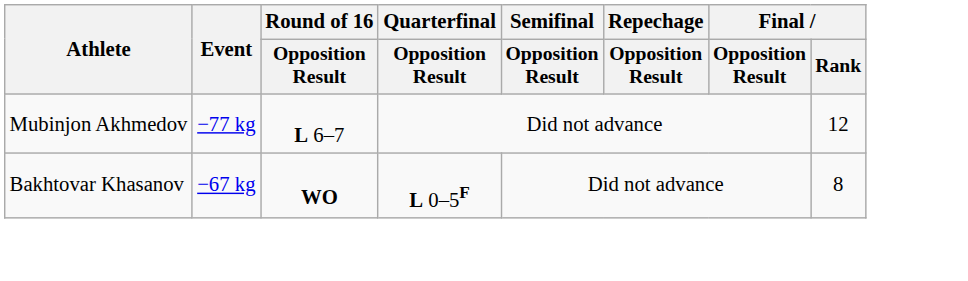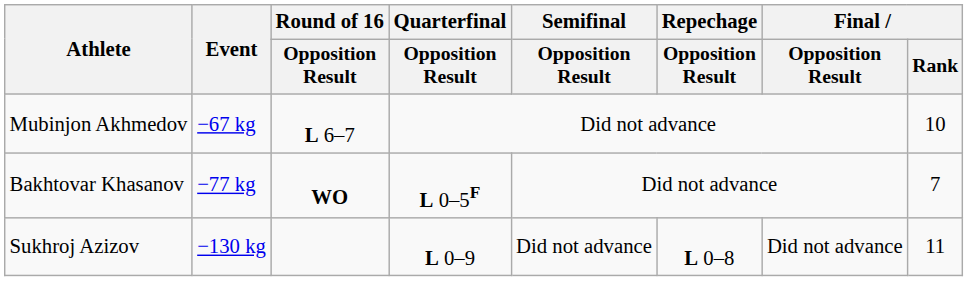(226, 123) −77 kg -> (226, 123) −67 kg
(838, 123) 12 -> (935, 123) 10
(226, 185) −67 kg -> (226, 185) −77 kg
(838, 185) 8 -> (935, 185) 7
+ row: (74, 246)
